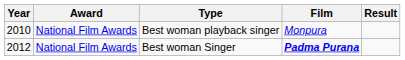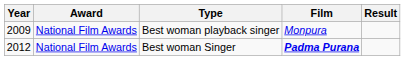(19, 30) 2010 -> (19, 30) 2009
